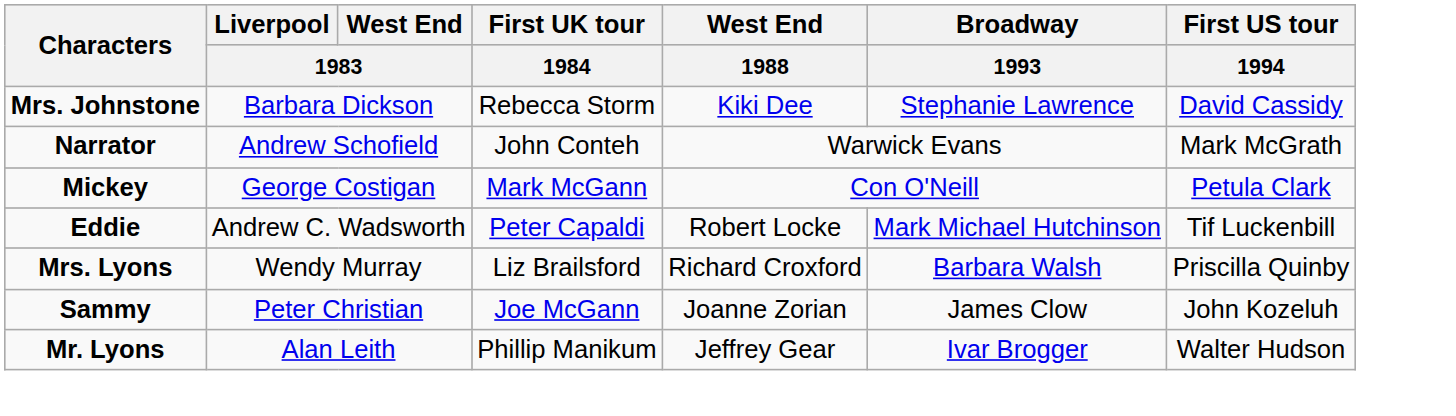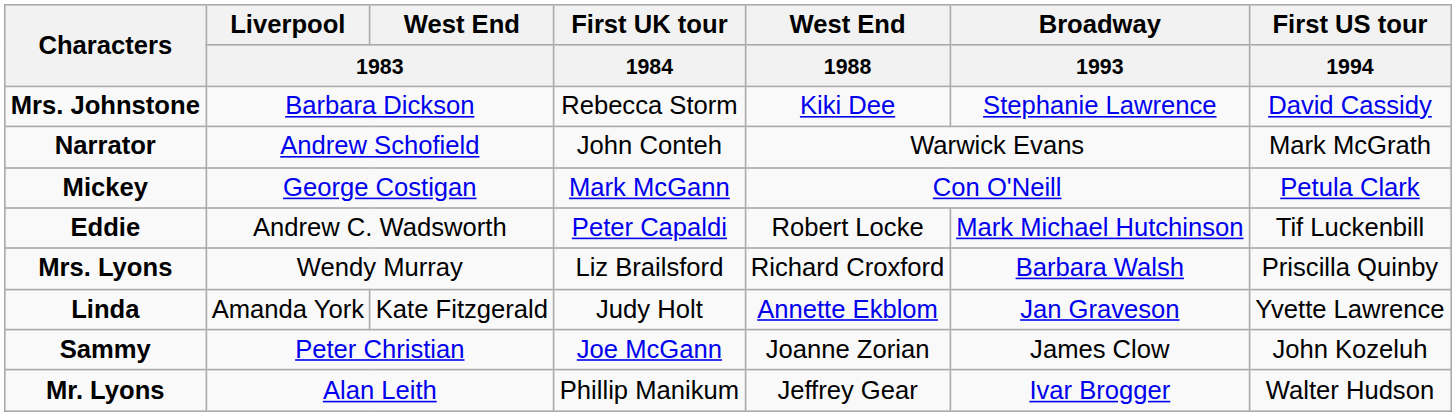+ row: (105, 308)
